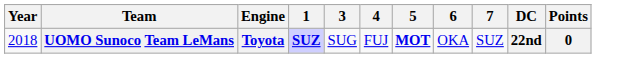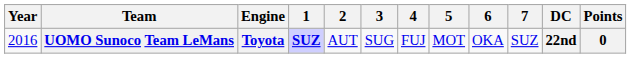+ column: (343, 16)
(23, 40) 2018 -> (23, 40) 2016
(413, 40) bold -> (449, 40) normal
